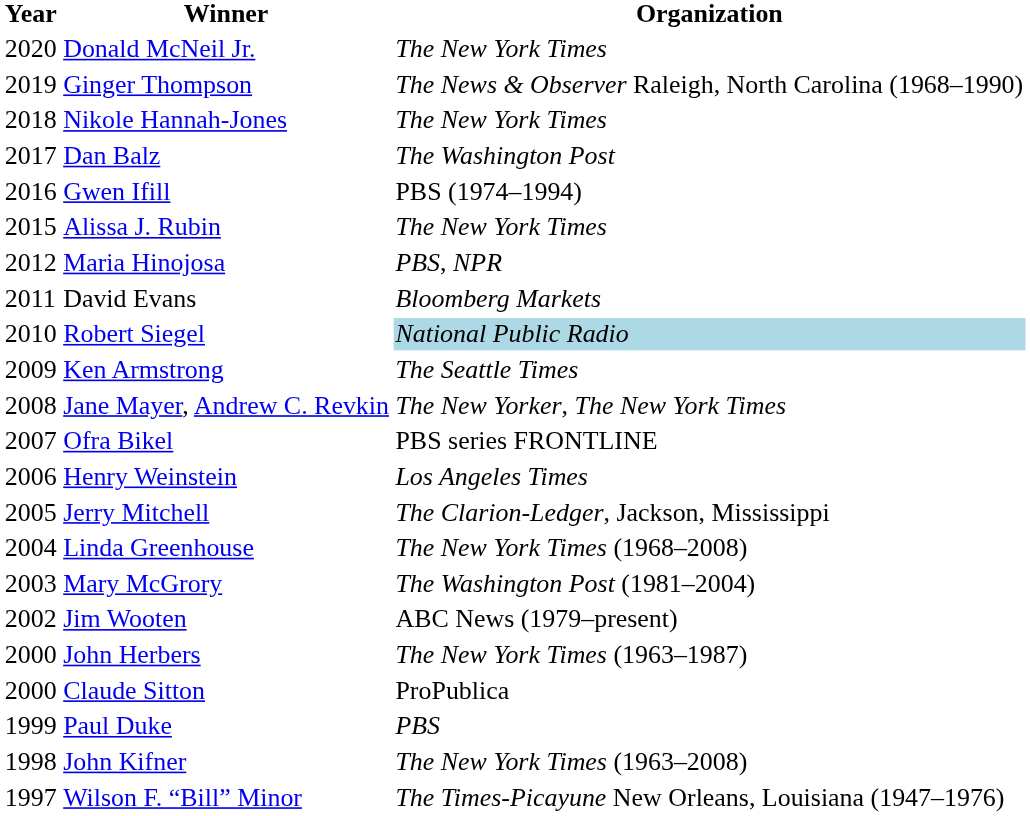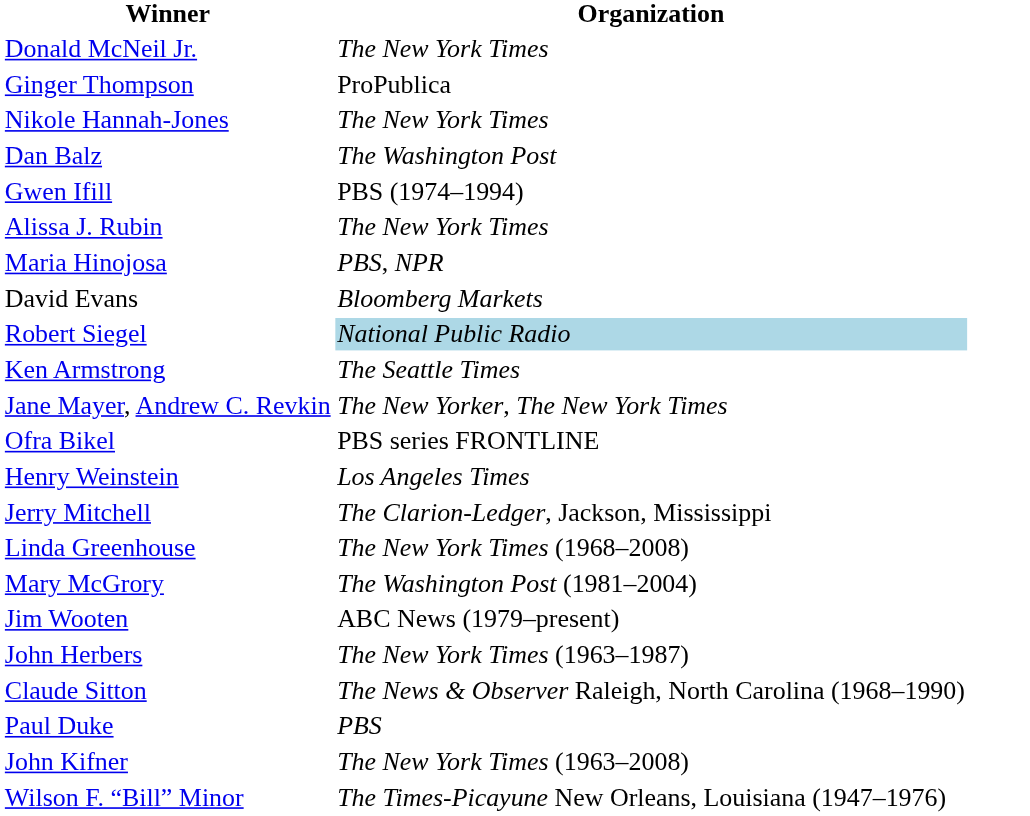- column: (31, 13)
(709, 84) The News & Observer Raleigh, North Carolina (1968–1990) -> (394, 84) ProPublica
(452, 690) ProPublica -> (651, 690) The News & Observer Raleigh, North Carolina (1968–1990)
